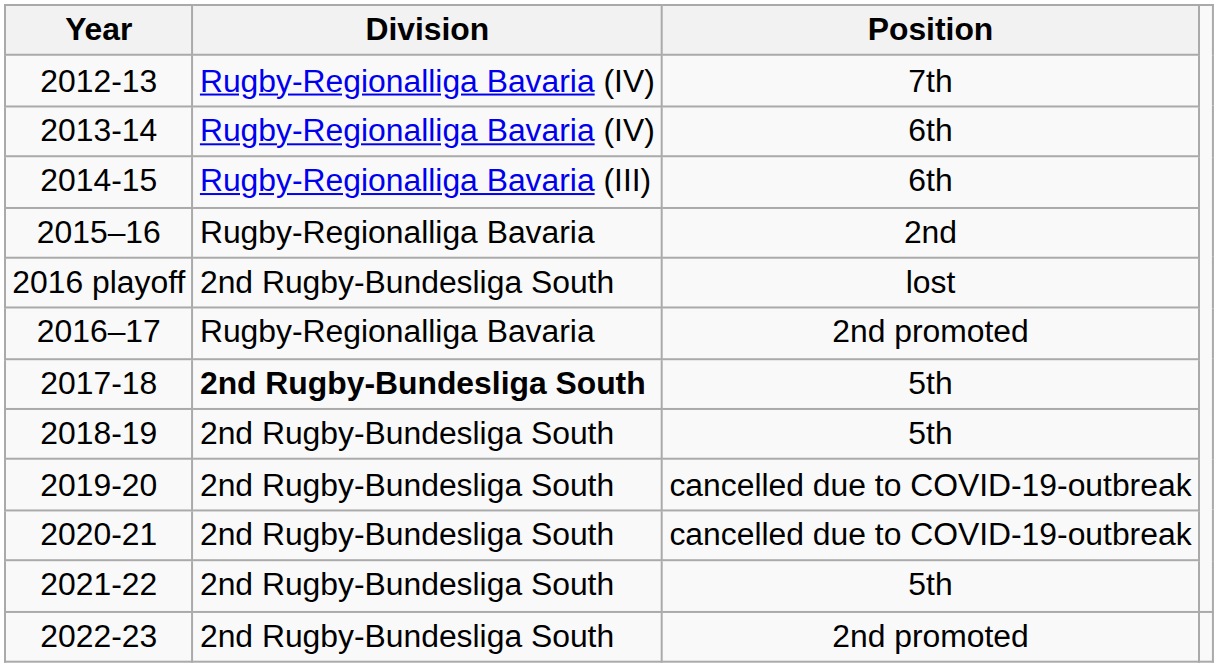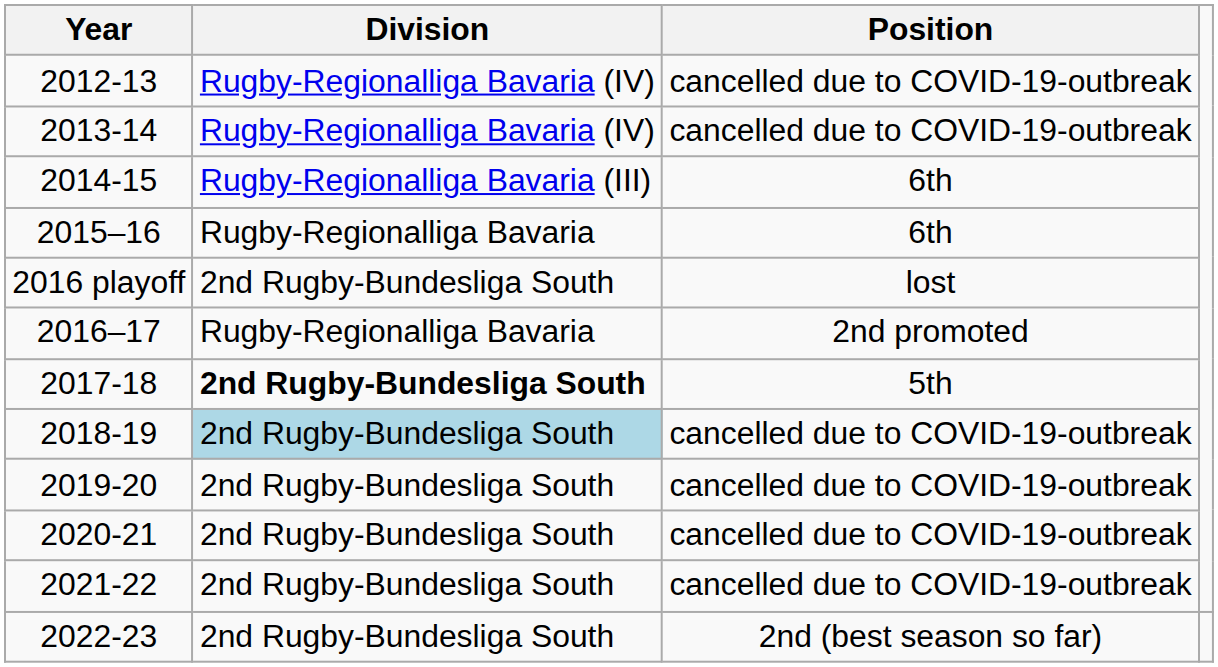(931, 80) 7th -> (931, 80) cancelled due to COVID-19-outbreak
(931, 130) 6th -> (931, 130) cancelled due to COVID-19-outbreak
(930, 231) 2nd -> (931, 231) 6th
(407, 433) no background -> (407, 433) lightblue background
(931, 433) 5th -> (931, 433) cancelled due to COVID-19-outbreak
(931, 585) 5th -> (931, 585) cancelled due to COVID-19-outbreak
(930, 635) 2nd promoted -> (930, 635) 2nd (best season so far)
